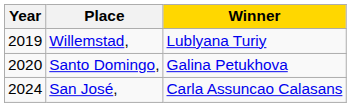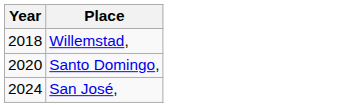- column: (254, 16)
(25, 41) 2019 -> (25, 41) 2018
